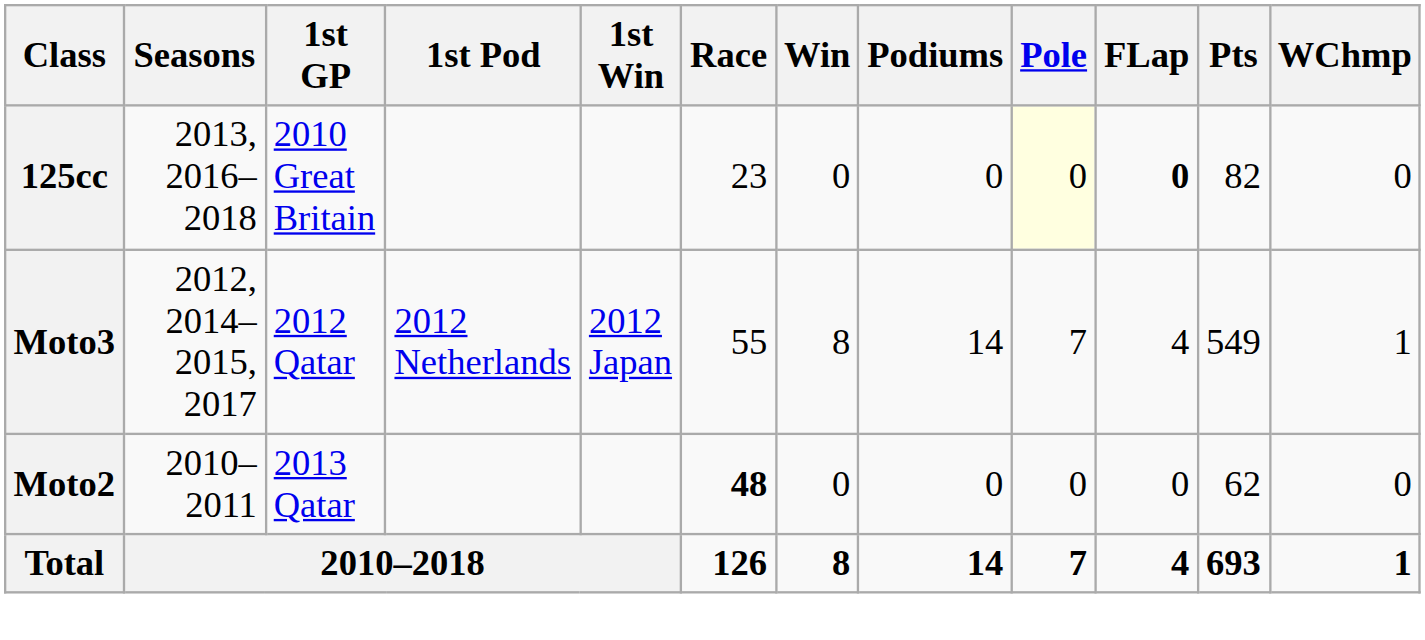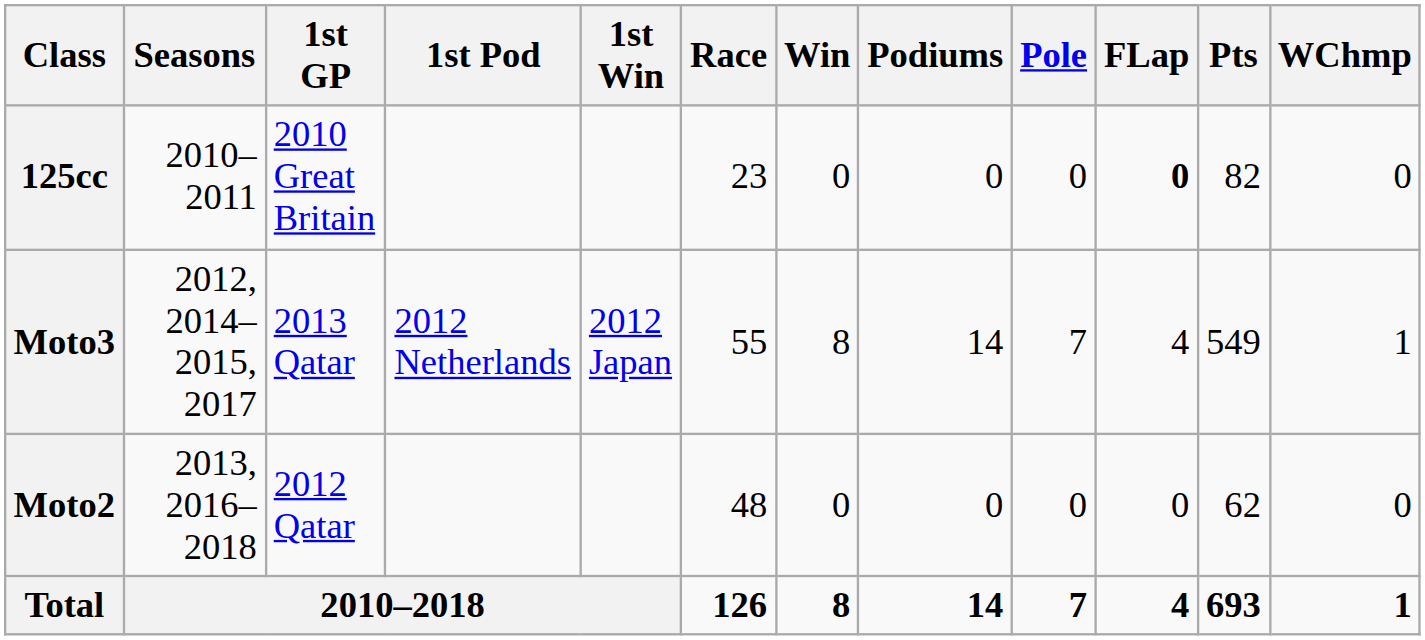(211, 176) 2013, 2016–2018 -> (211, 176) 2010–2011
(1078, 176) lightyellow background -> (1078, 176) no background
(314, 339) 2012 Qatar -> (314, 339) 2013 Qatar
(211, 482) 2010–2011 -> (211, 503) 2013, 2016–2018
(314, 482) 2013 Qatar -> (314, 503) 2012 Qatar
(749, 482) bold -> (749, 503) normal
